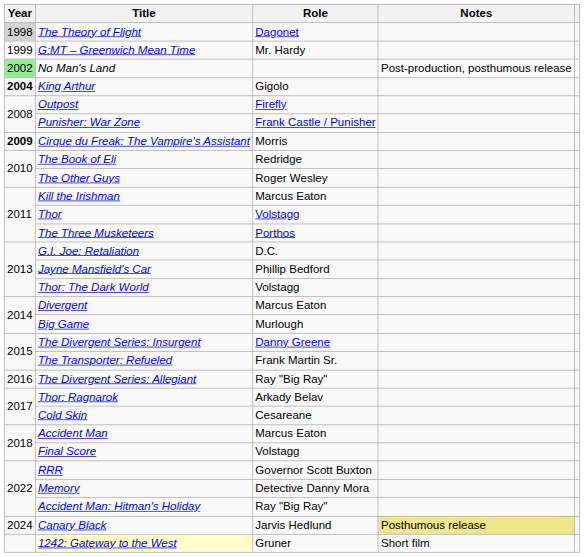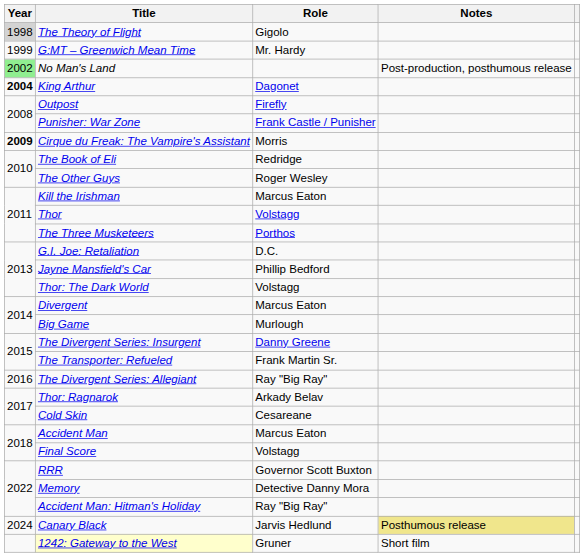(277, 31) Dagonet -> (272, 31) Gigolo
(272, 86) Gigolo -> (277, 86) Dagonet
